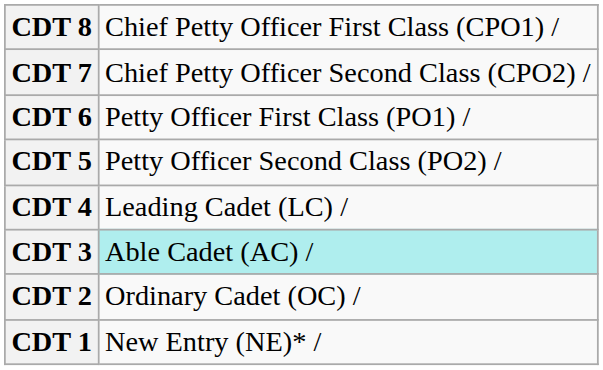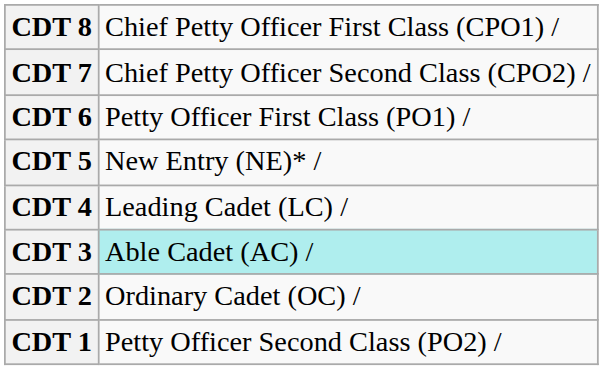(303, 161) Petty Officer Second Class (PO2) / -> (213, 161) New Entry (NE)* /
(213, 341) New Entry (NE)* / -> (303, 341) Petty Officer Second Class (PO2) /
